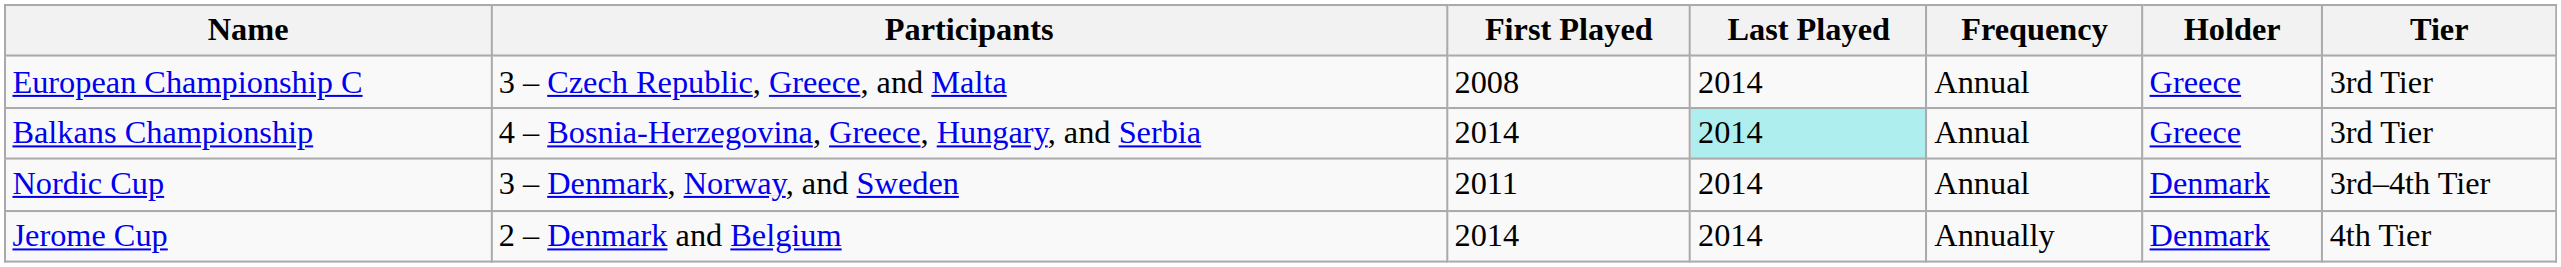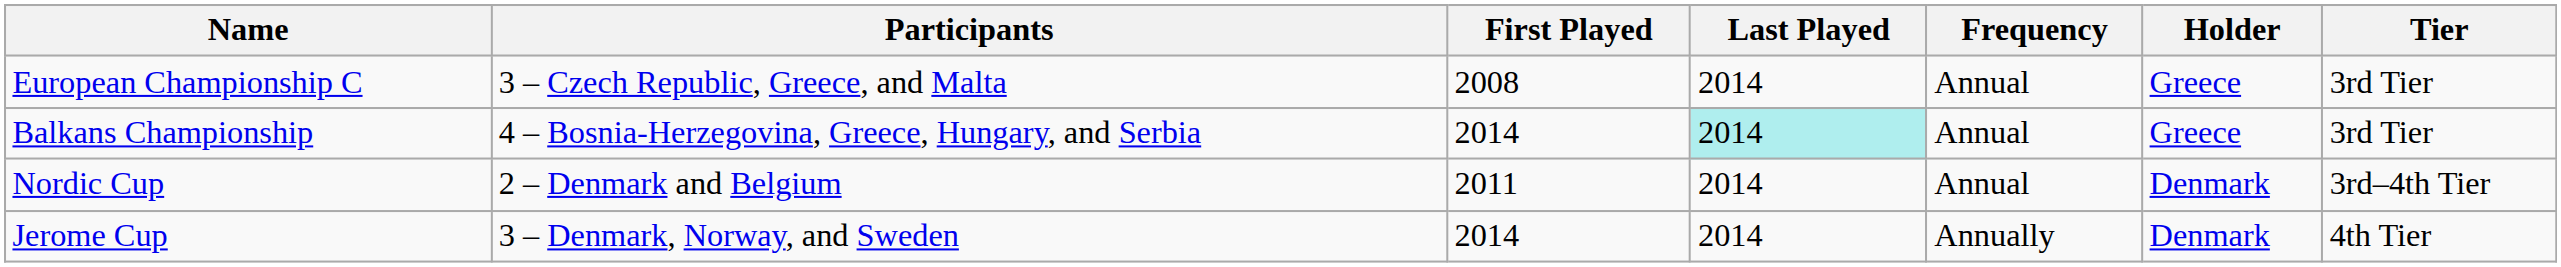(729, 183) 3 – Denmark, Norway, and Sweden -> (670, 183) 2 – Denmark and Belgium
(670, 235) 2 – Denmark and Belgium -> (729, 235) 3 – Denmark, Norway, and Sweden
